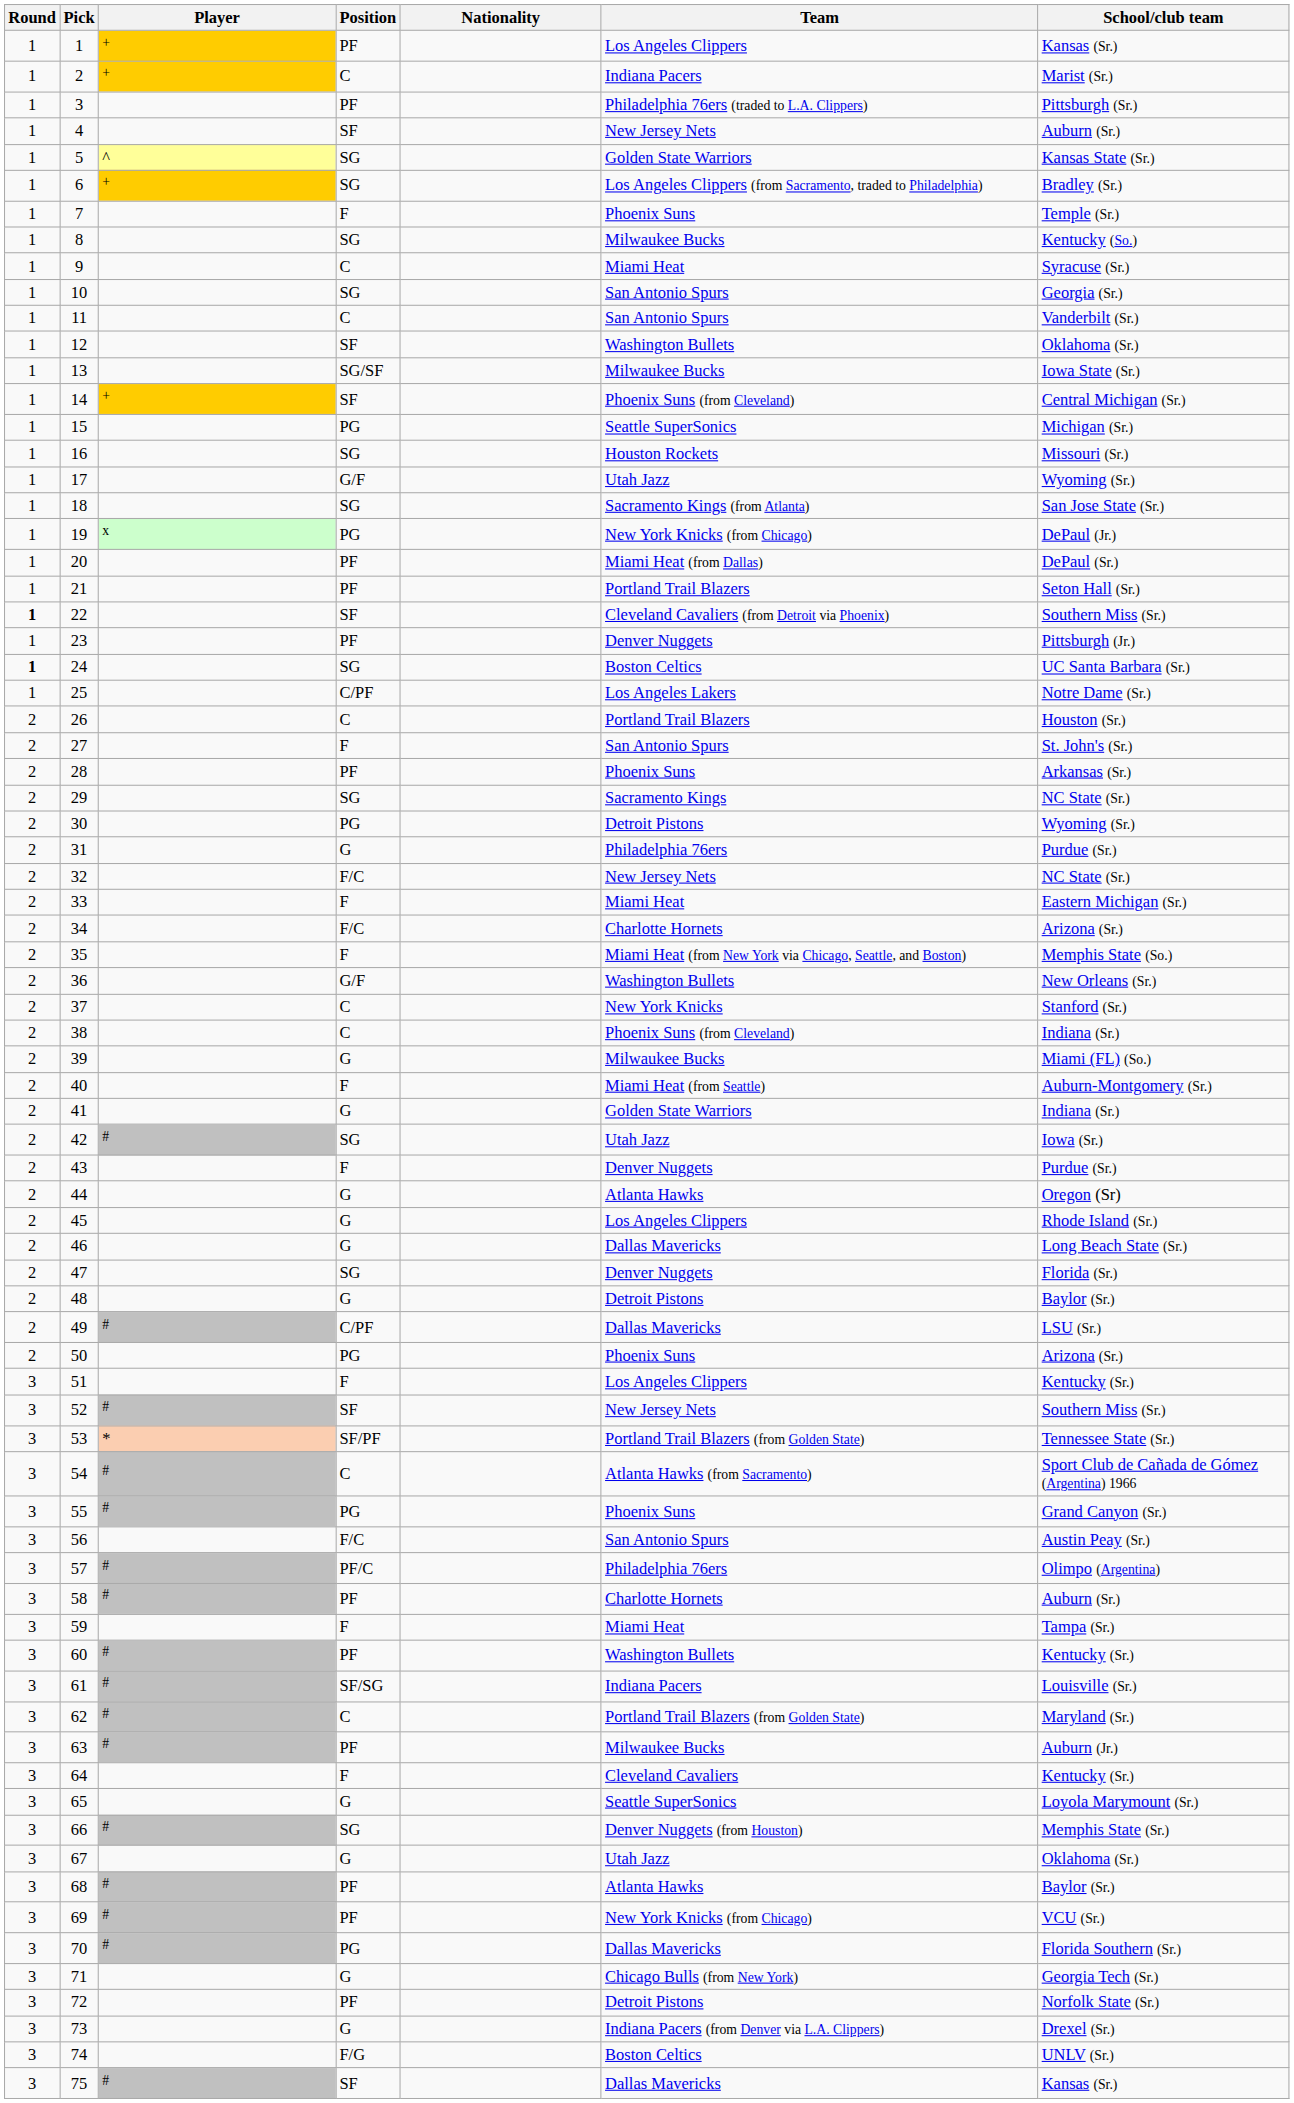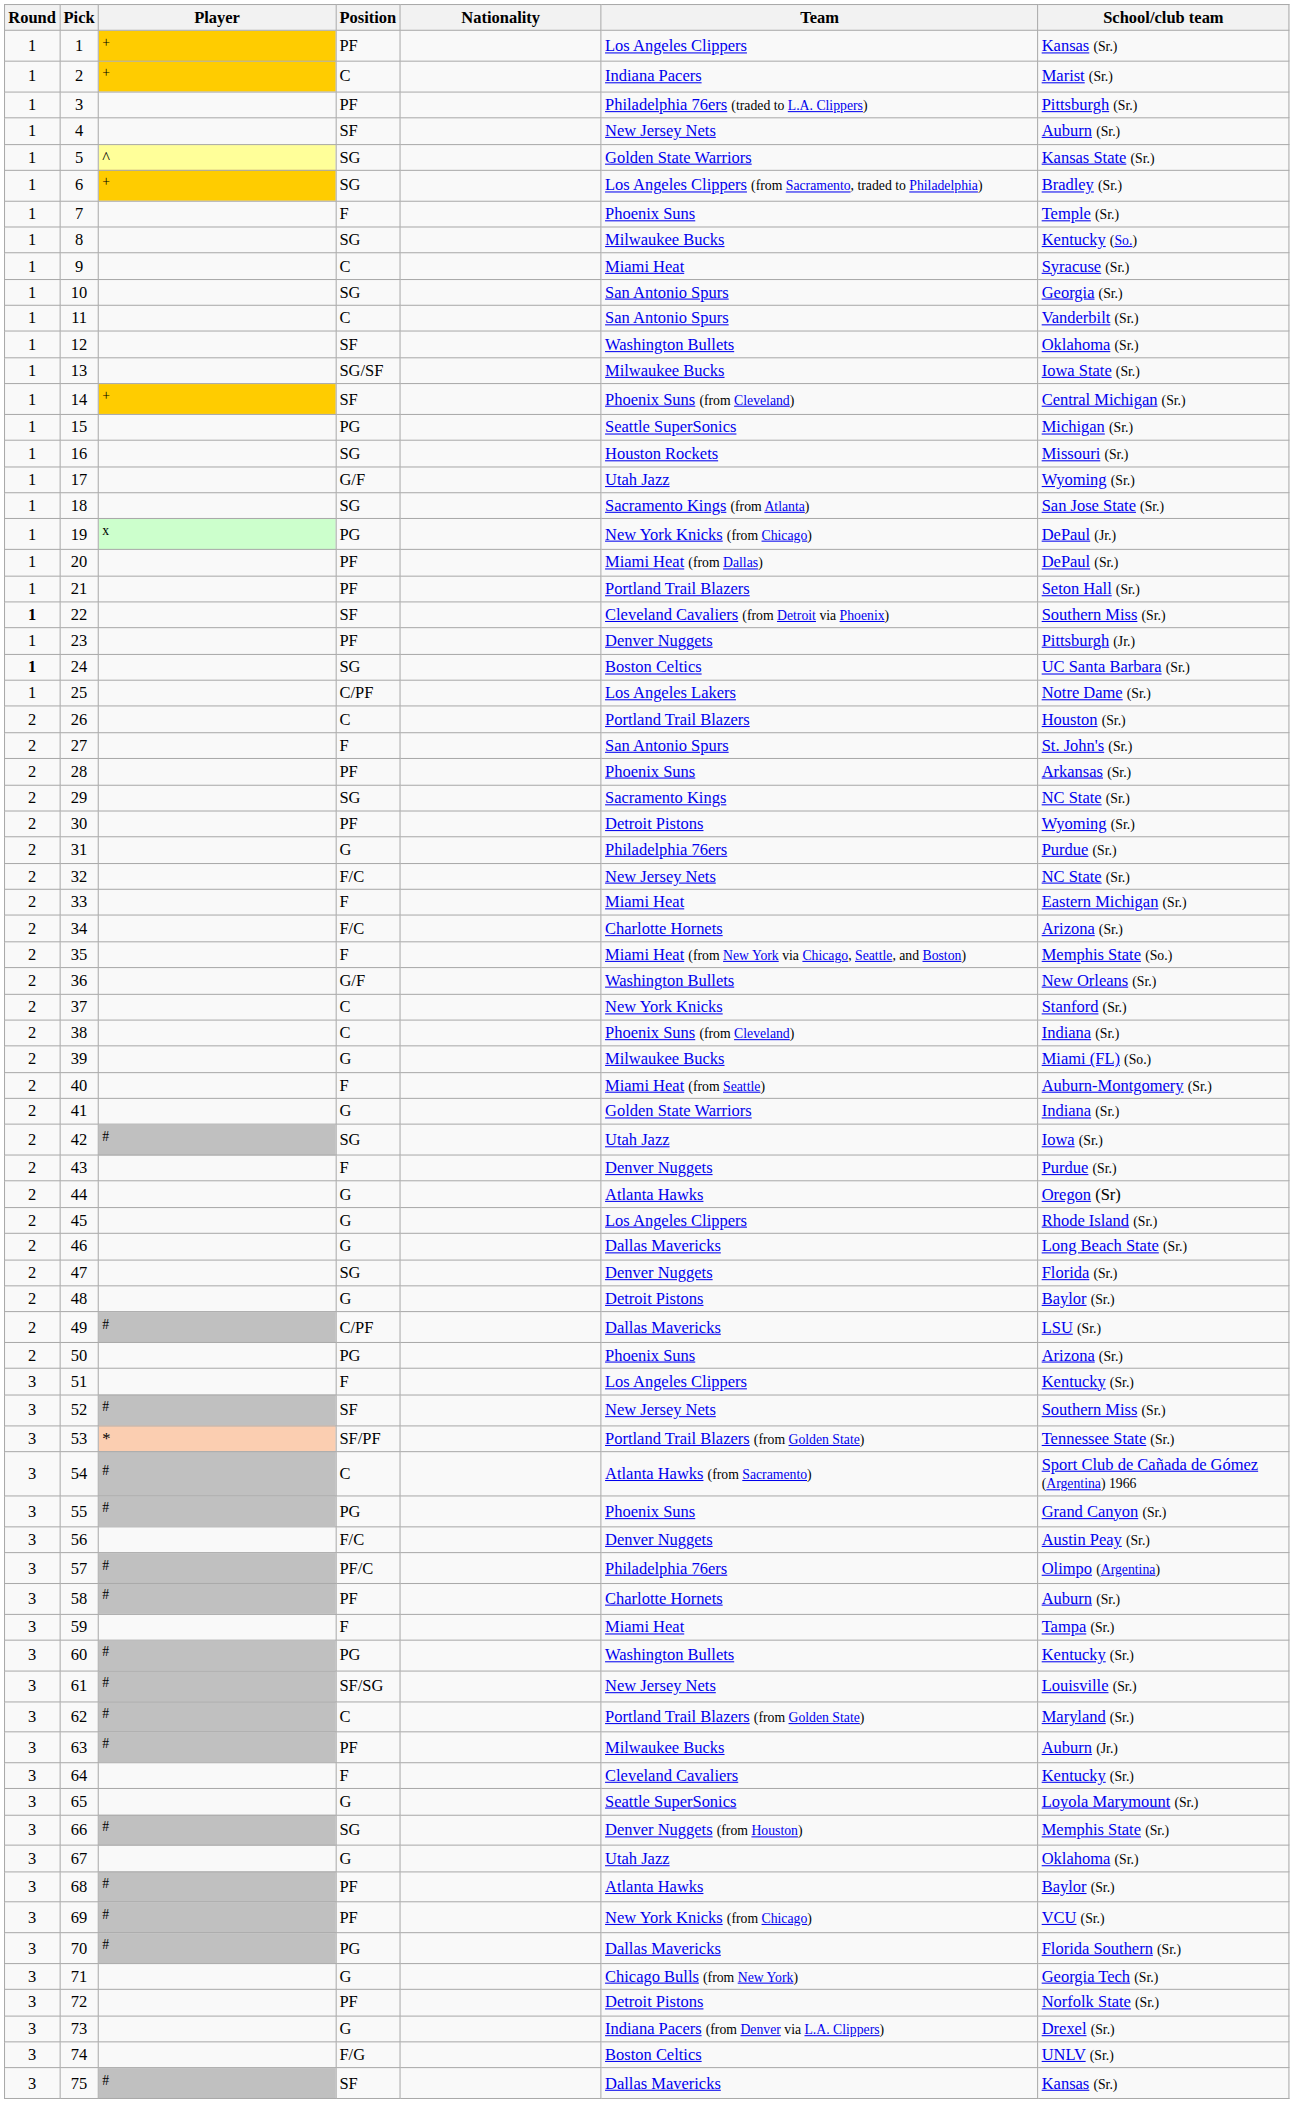(350, 823) PG -> (349, 823) PF
(667, 1539) San Antonio Spurs -> (659, 1539) Denver Nuggets
(349, 1655) PF -> (350, 1655) PG
(653, 1686) Indiana Pacers -> (660, 1686) New Jersey Nets
